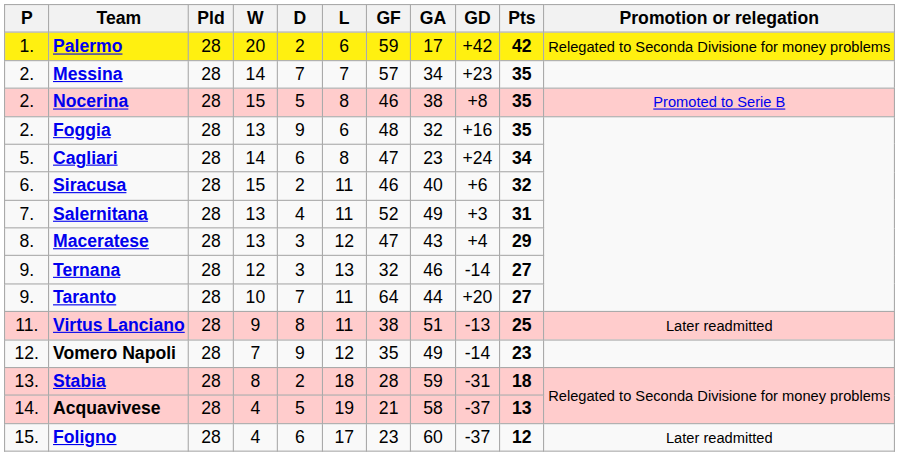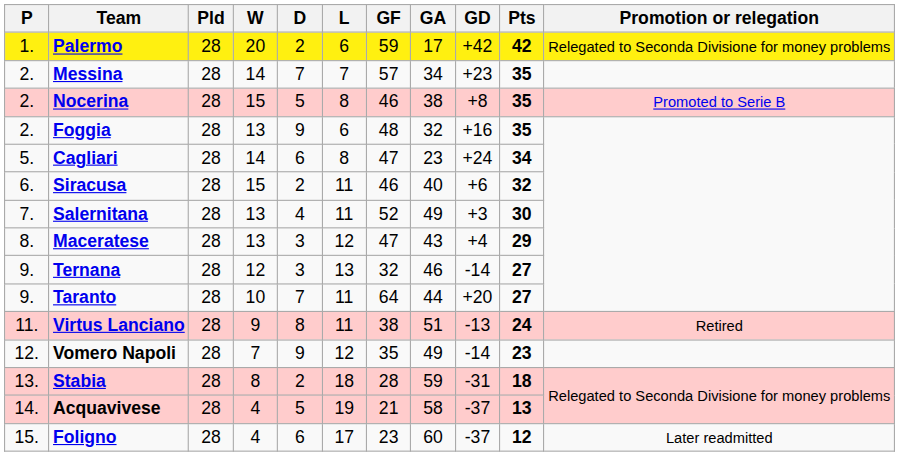(522, 213) 31 -> (522, 213) 30
(522, 325) 25 -> (522, 325) 24
(719, 326) Later readmitted -> (719, 326) Retired
